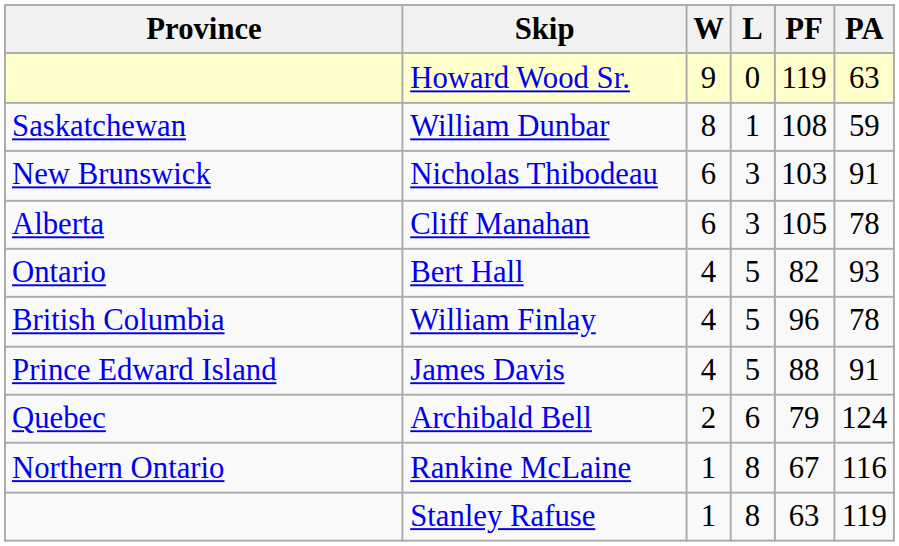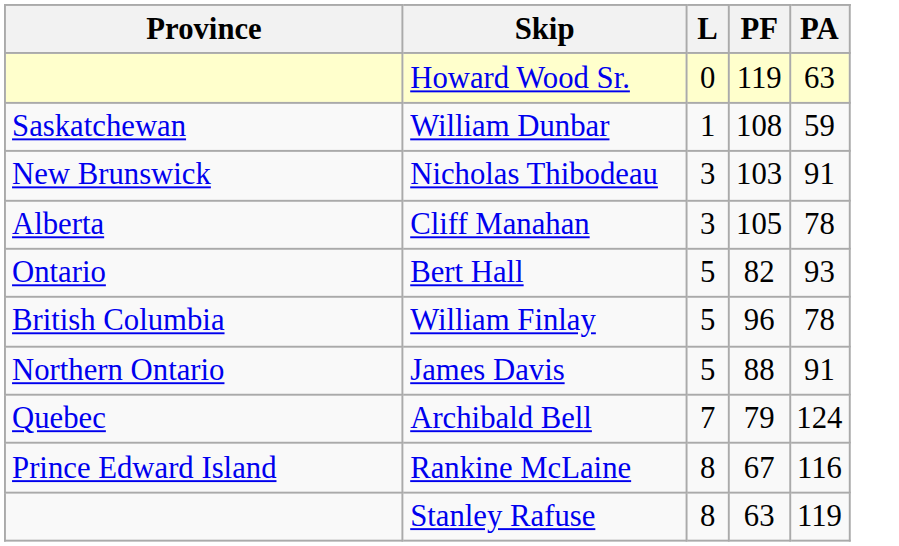- column: (709, 28)
(144, 369) Prince Edward Island -> (118, 369) Northern Ontario
(752, 418) 6 -> (708, 418) 7
(118, 467) Northern Ontario -> (144, 467) Prince Edward Island
